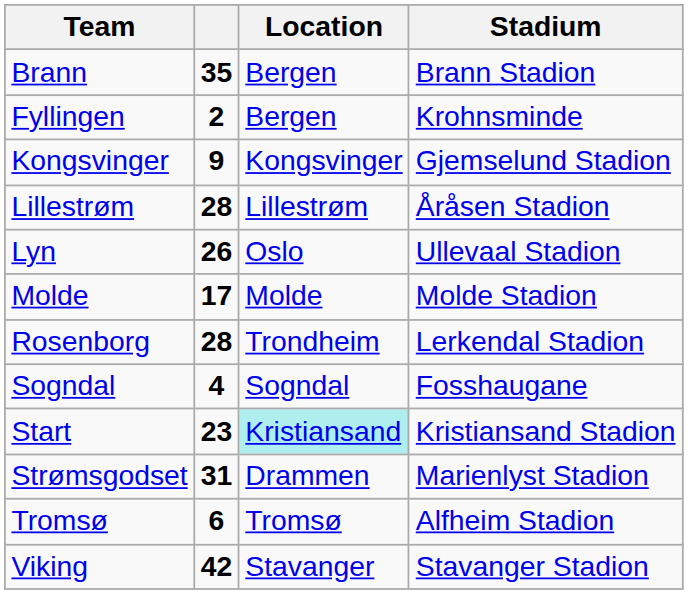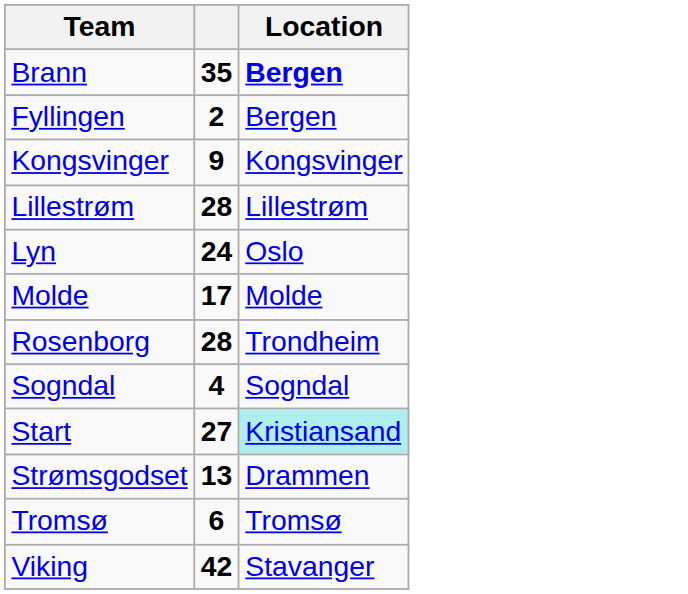- column: (546, 26)
(291, 71) normal -> (294, 71) bold
(216, 251) 26 -> (216, 251) 24
(216, 431) 23 -> (216, 431) 27
(216, 476) 31 -> (216, 476) 13
